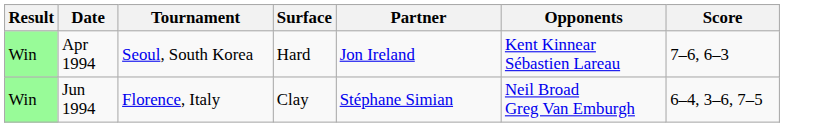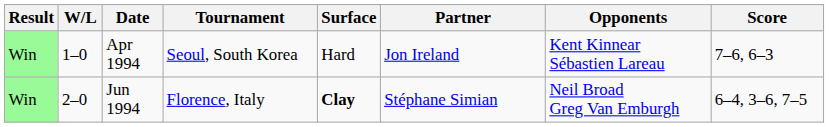+ column: (80, 17)
(293, 99) normal -> (338, 99) bold
